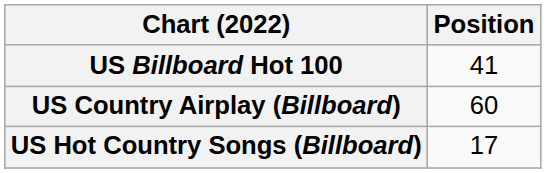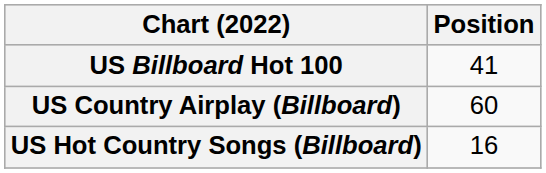(484, 146) 17 -> (484, 146) 16
